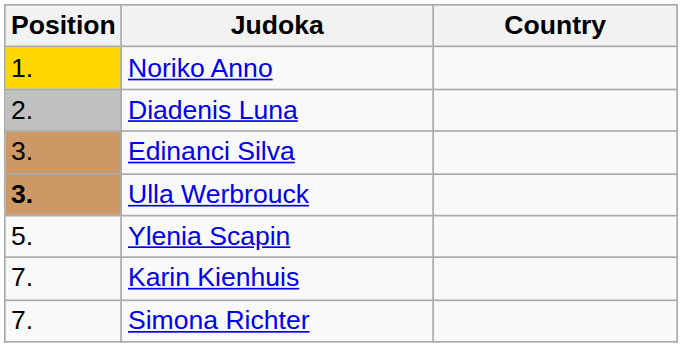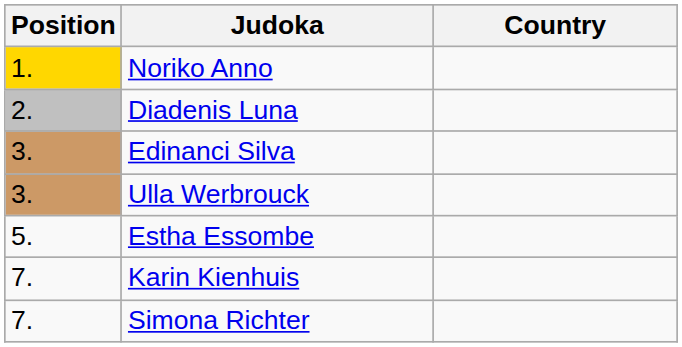(22, 194) bold -> (22, 194) normal
+ row: (221, 236)
- row: (209, 236)
